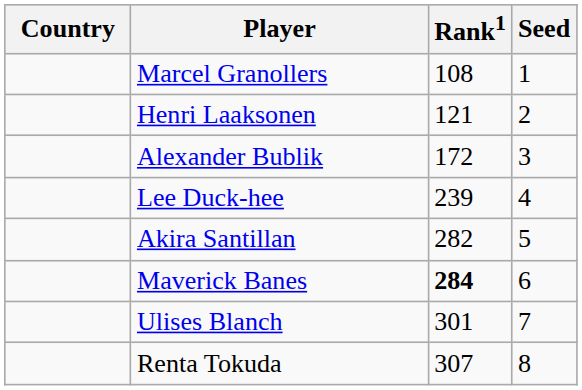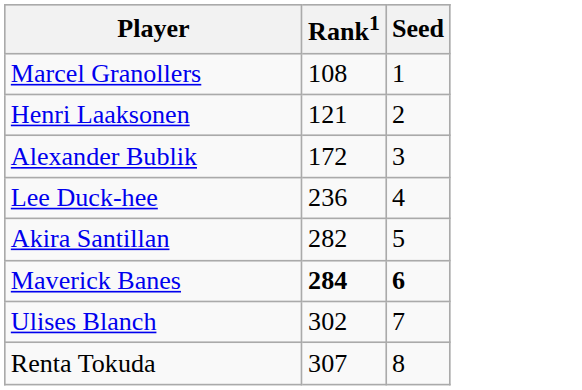- column: (68, 28)
(454, 197) 239 -> (328, 197) 236
(525, 280) normal -> (398, 280) bold
(454, 321) 301 -> (328, 321) 302
